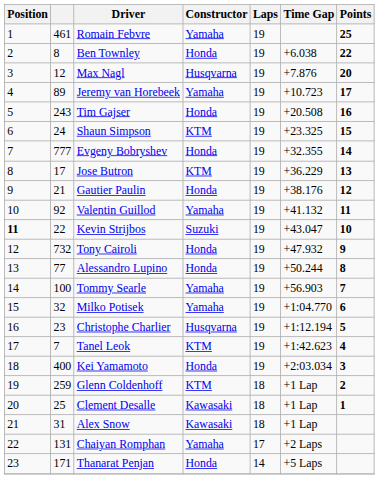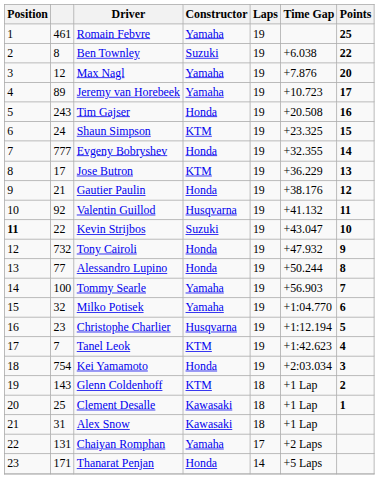(201, 53) Honda -> (202, 53) Suzuki
(211, 73) Husqvarna -> (205, 73) Yamaha
(205, 209) Yamaha -> (211, 209) Husqvarna
(62, 366) 400 -> (62, 366) 754
(62, 385) 259 -> (62, 385) 143
